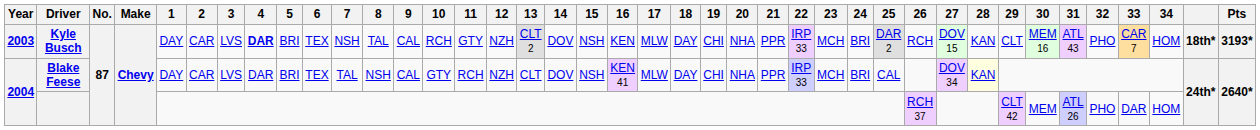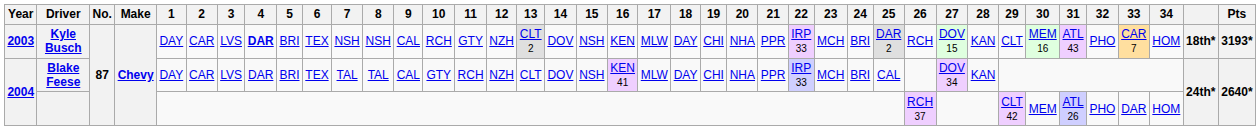(378, 41) TAL -> (378, 41) NSH
(378, 75) NSH -> (378, 75) TAL
(983, 75) lightyellow background -> (983, 75) no background
